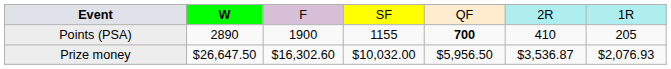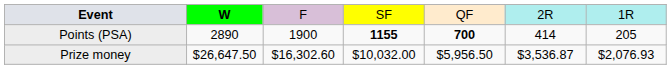(384, 35) normal -> (384, 35) bold
(545, 35) 410 -> (545, 35) 414
